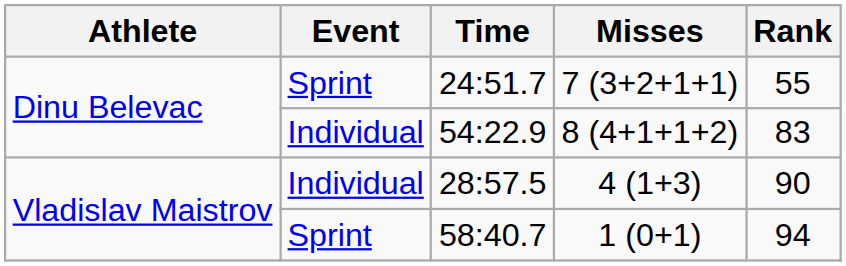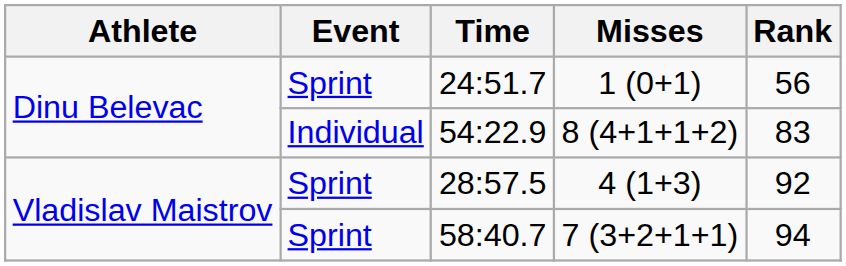(650, 82) 7 (3+2+1+1) -> (650, 82) 1 (0+1)
(793, 82) 55 -> (793, 82) 56
(356, 184) Individual -> (330, 184) Sprint
(793, 184) 90 -> (793, 184) 92
(650, 235) 1 (0+1) -> (650, 235) 7 (3+2+1+1)
